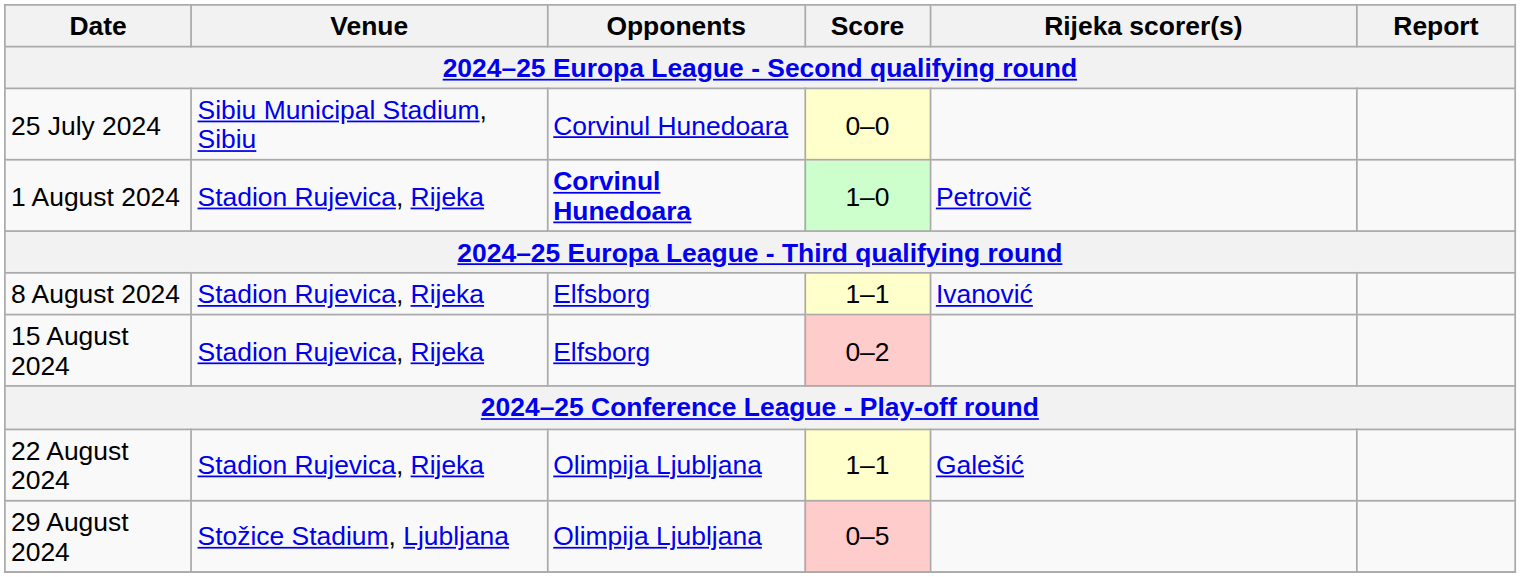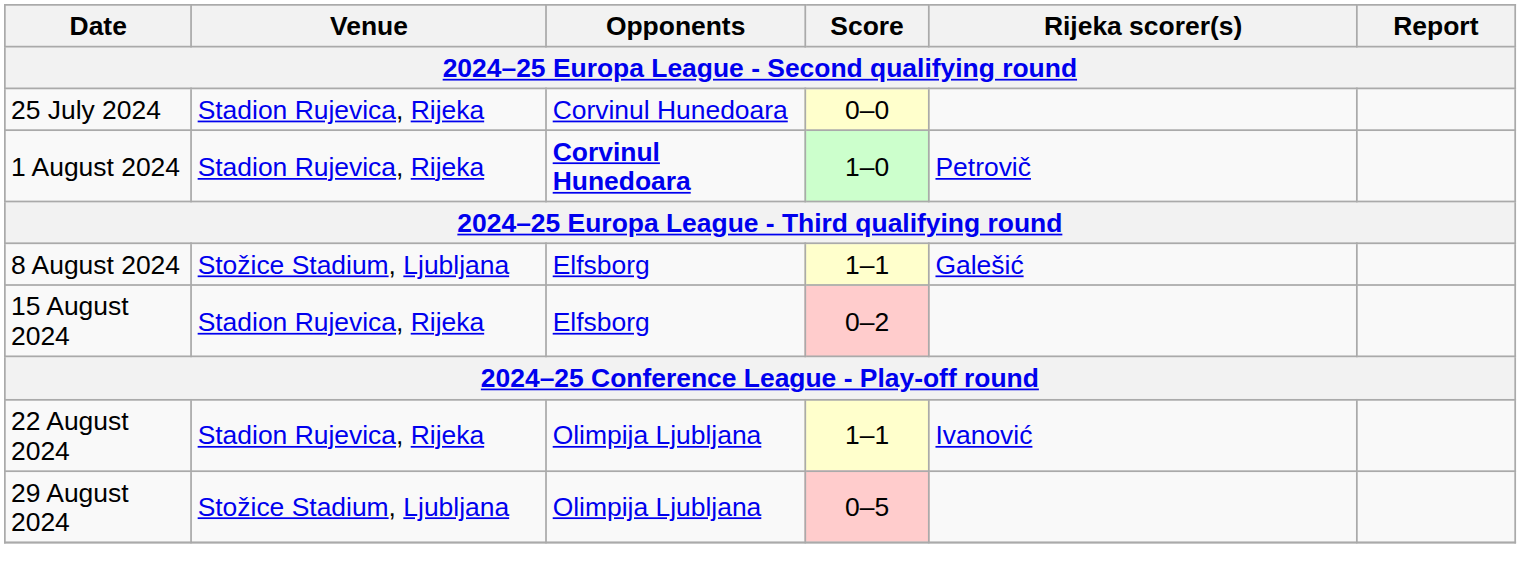(342, 125) Sibiu Municipal Stadium, Sibiu -> (341, 110) Stadion Rujevica, Rijeka
(341, 294) Stadion Rujevica, Rijeka -> (353, 265) Stožice Stadium, Ljubljana
(984, 294) Ivanović -> (980, 265) Galešić
(980, 464) Galešić -> (984, 435) Ivanović
